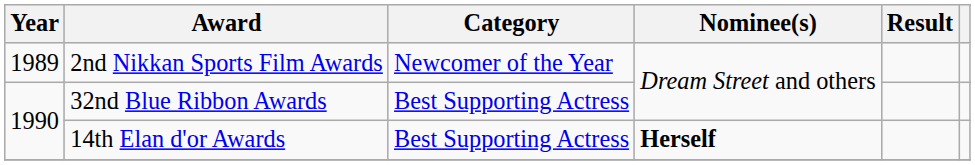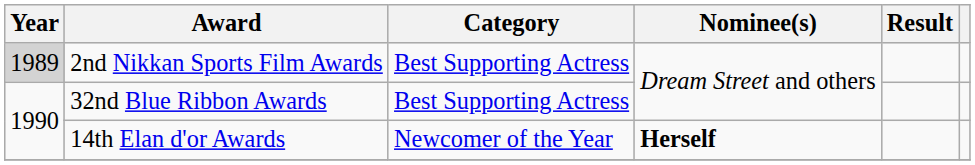(35, 62) no background -> (35, 62) lightgrey background
(503, 62) Newcomer of the Year -> (512, 62) Best Supporting Actress
(512, 139) Best Supporting Actress -> (503, 139) Newcomer of the Year
